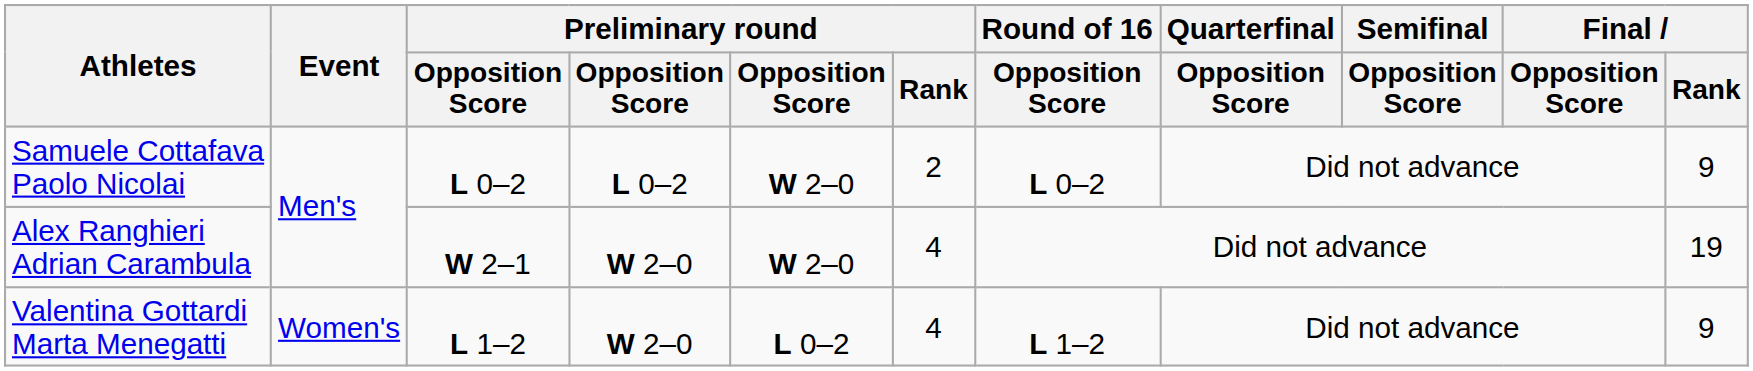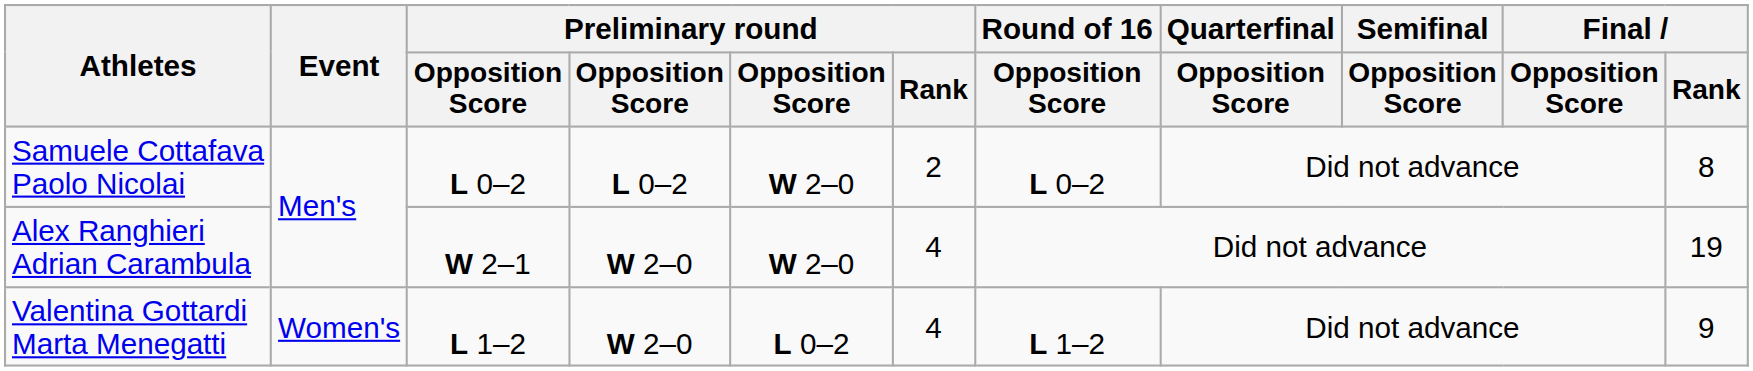(1706, 167) 9 -> (1706, 167) 8
